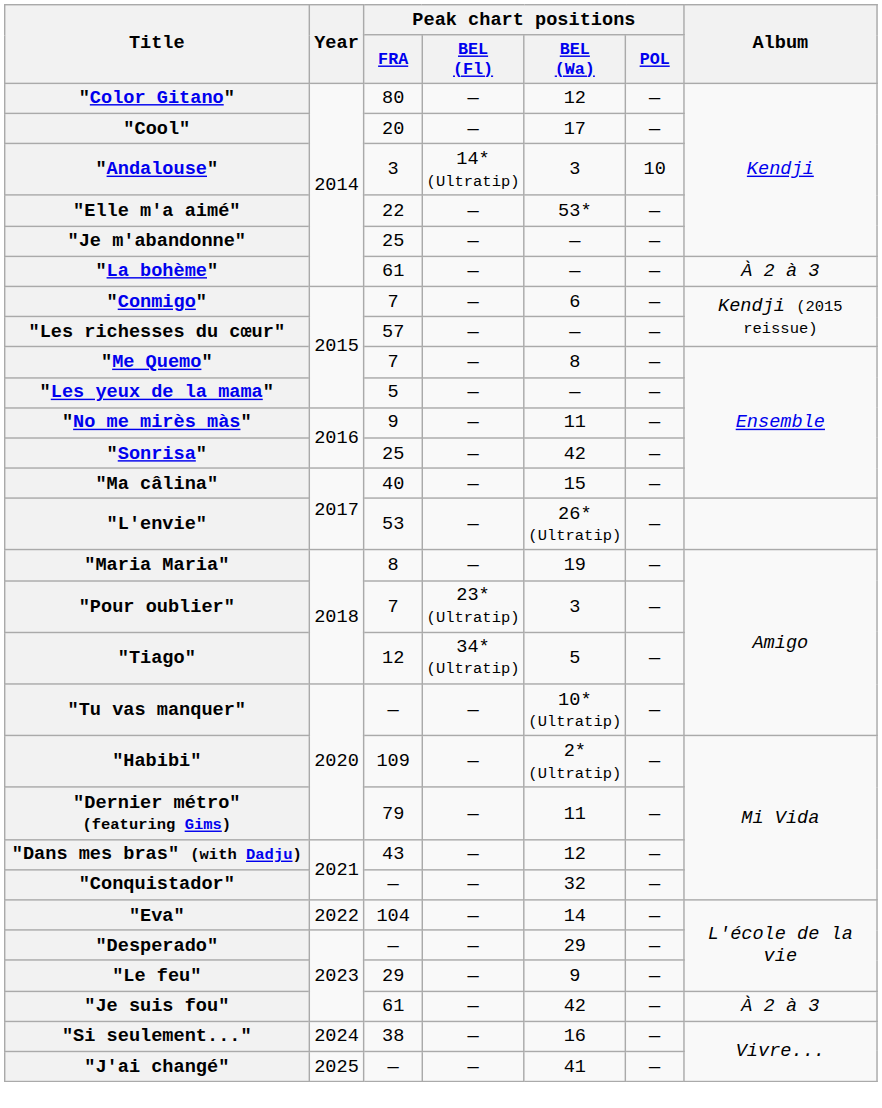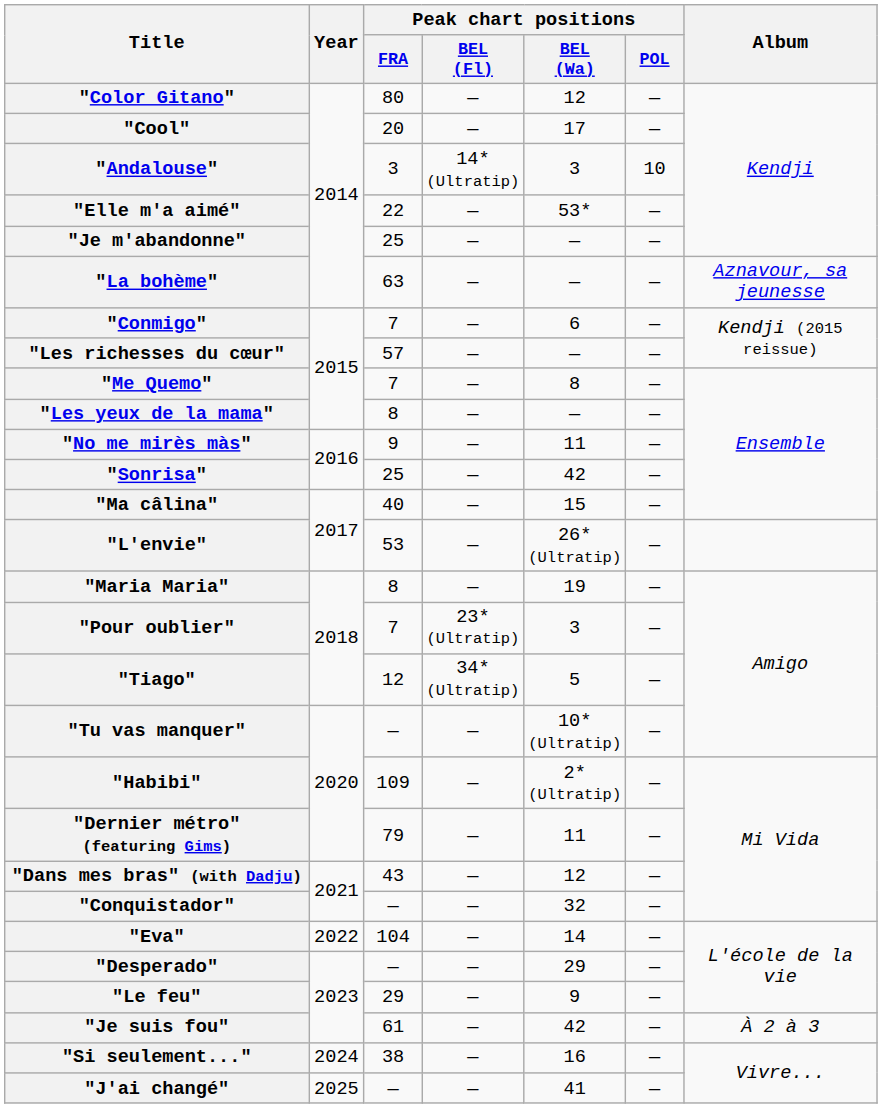(393, 271) 61 -> (393, 282) 63
(780, 271) À 2 à 3 -> (780, 282) Aznavour, sa jeunesse
(393, 392) 5 -> (393, 414) 8
